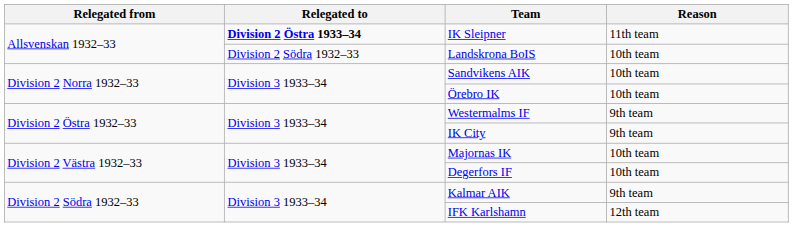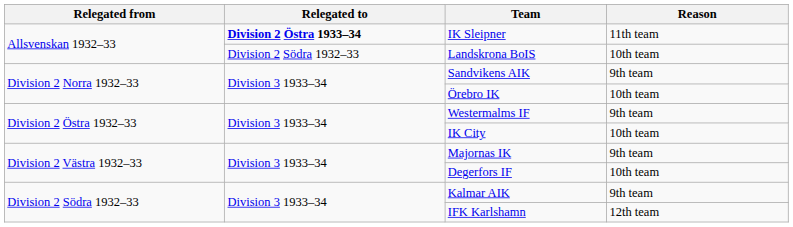(634, 73) 10th team -> (631, 73) 9th team
(631, 133) 9th team -> (634, 133) 10th team
(634, 152) 10th team -> (631, 152) 9th team
